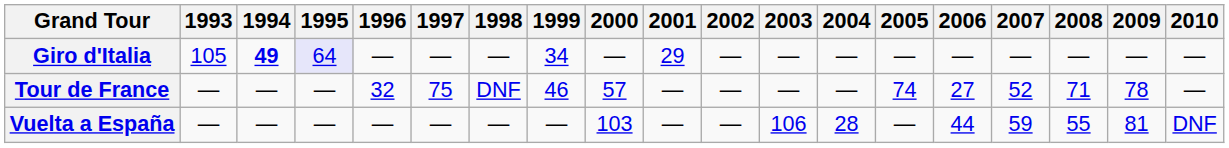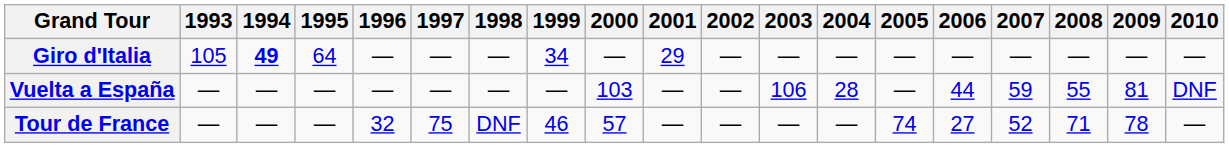(325, 55) lavender background -> (325, 55) no background
rows swapped: (92, 90) <-> (92, 124)
